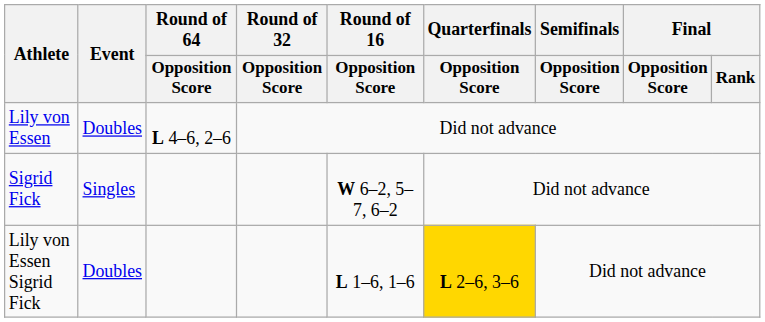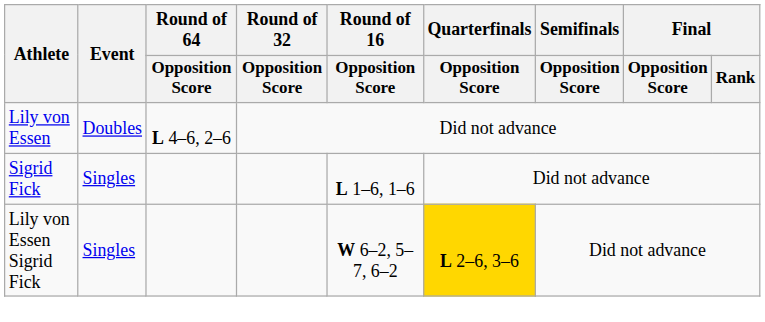(375, 199) W 6–2, 5–7, 6–2 -> (375, 189) L 1–6, 1–6
(112, 271) Doubles -> (109, 250) Singles
(375, 282) L 1–6, 1–6 -> (375, 261) W 6–2, 5–7, 6–2
